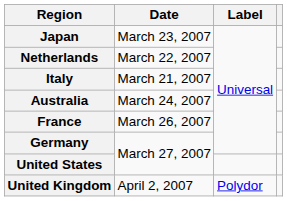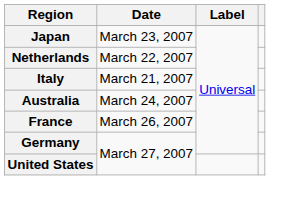- row: (59, 185)
